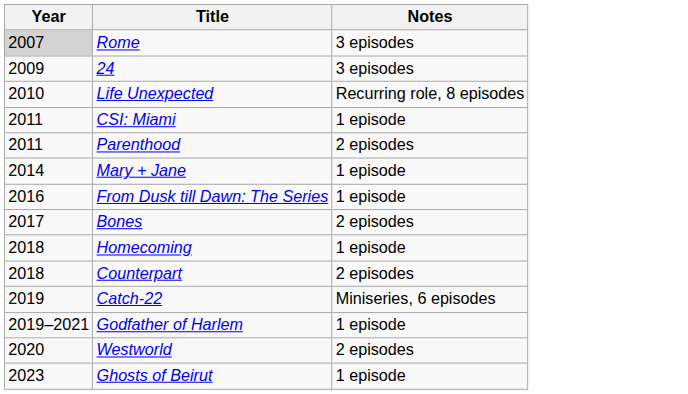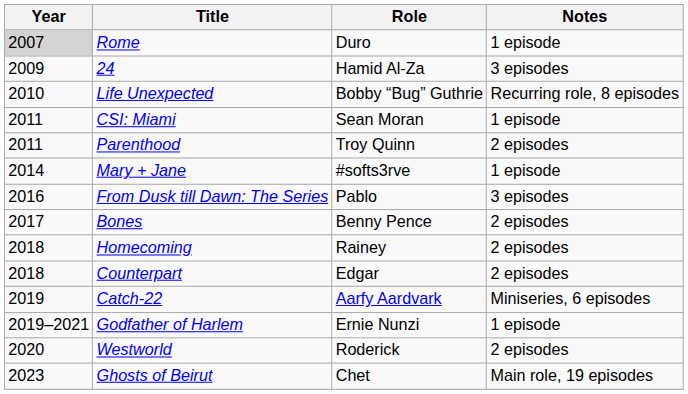+ column: (409, 17)
(375, 42) 3 episodes -> (526, 42) 1 episode
(371, 196) 1 episode -> (530, 196) 3 episodes
(371, 247) 1 episode -> (530, 247) 2 episodes
(371, 376) 1 episode -> (572, 376) Main role, 19 episodes
